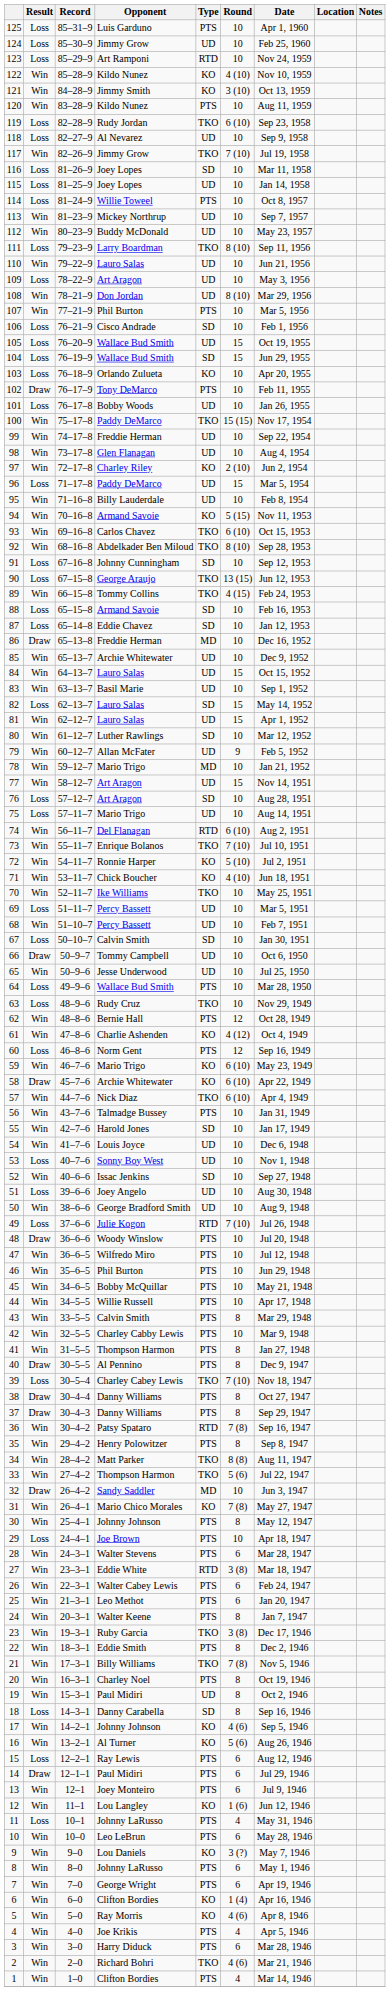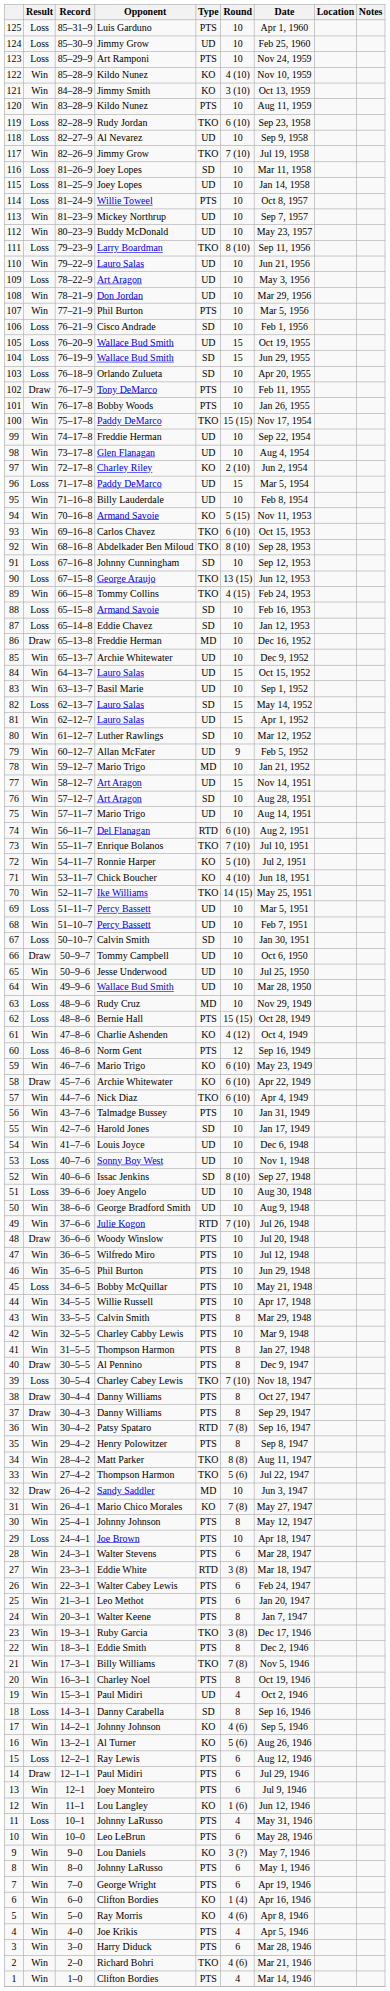(208, 59) RTD -> (208, 59) PTS
(238, 295) 8 (10) -> (238, 295) 10
(208, 374) KO -> (208, 374) SD
(40, 405) Loss -> (40, 405) Win
(208, 405) UD -> (208, 405) PTS
(40, 798) Loss -> (40, 798) Win
(40, 814) Loss -> (40, 814) Win
(238, 893) 10 -> (238, 893) 14 (15)
(40, 987) Loss -> (40, 987) Win
(208, 987) PTS -> (208, 987) UD
(208, 1003) TKO -> (208, 1003) MD
(40, 1019) Win -> (40, 1019) Loss
(238, 1019) 12 -> (238, 1019) 15 (15)
(238, 1176) 10 -> (238, 1176) 8 (10)
(40, 1223) Loss -> (40, 1223) Win
(40, 1286) Win -> (40, 1286) Loss
(238, 1695) 8 -> (238, 1695) 4
